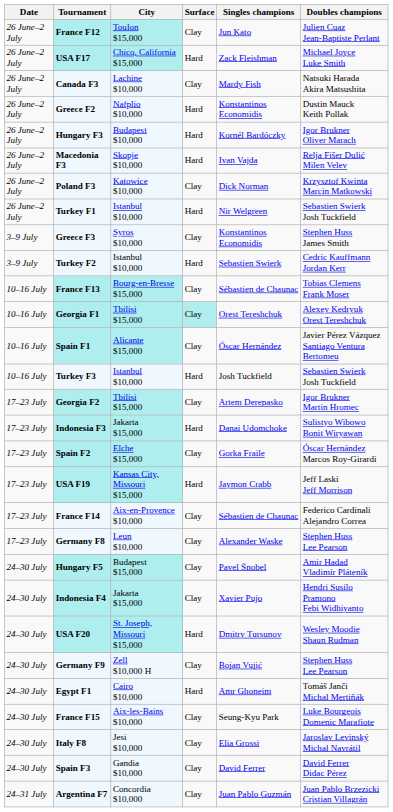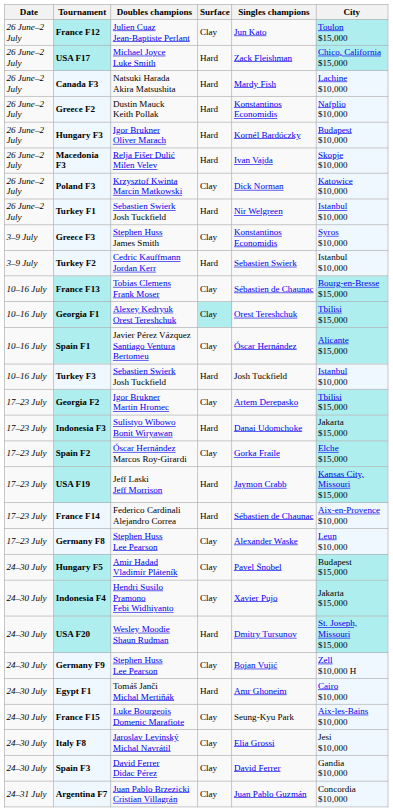columns swapped: (147, 12) <-> (344, 12)
(193, 84) Clay -> (209, 84) Hard
(193, 516) Clay -> (209, 516) Hard
